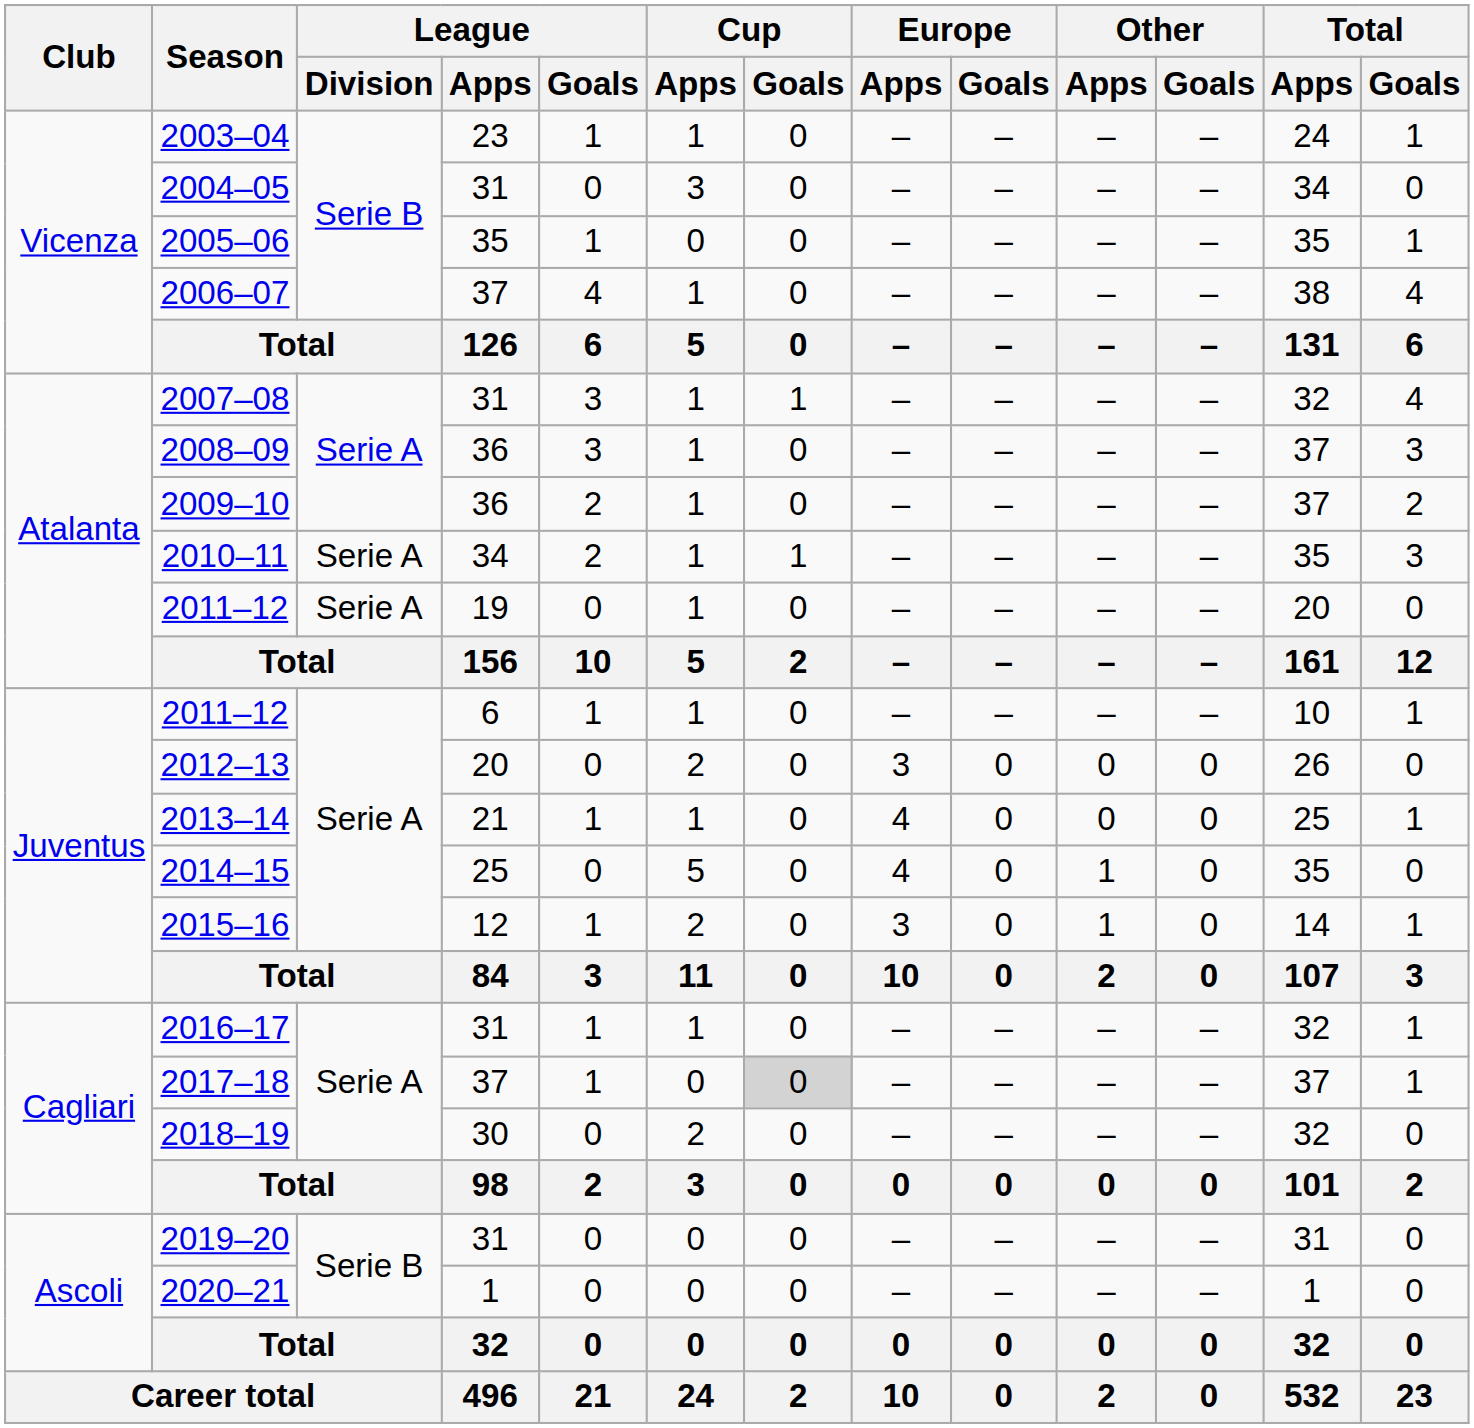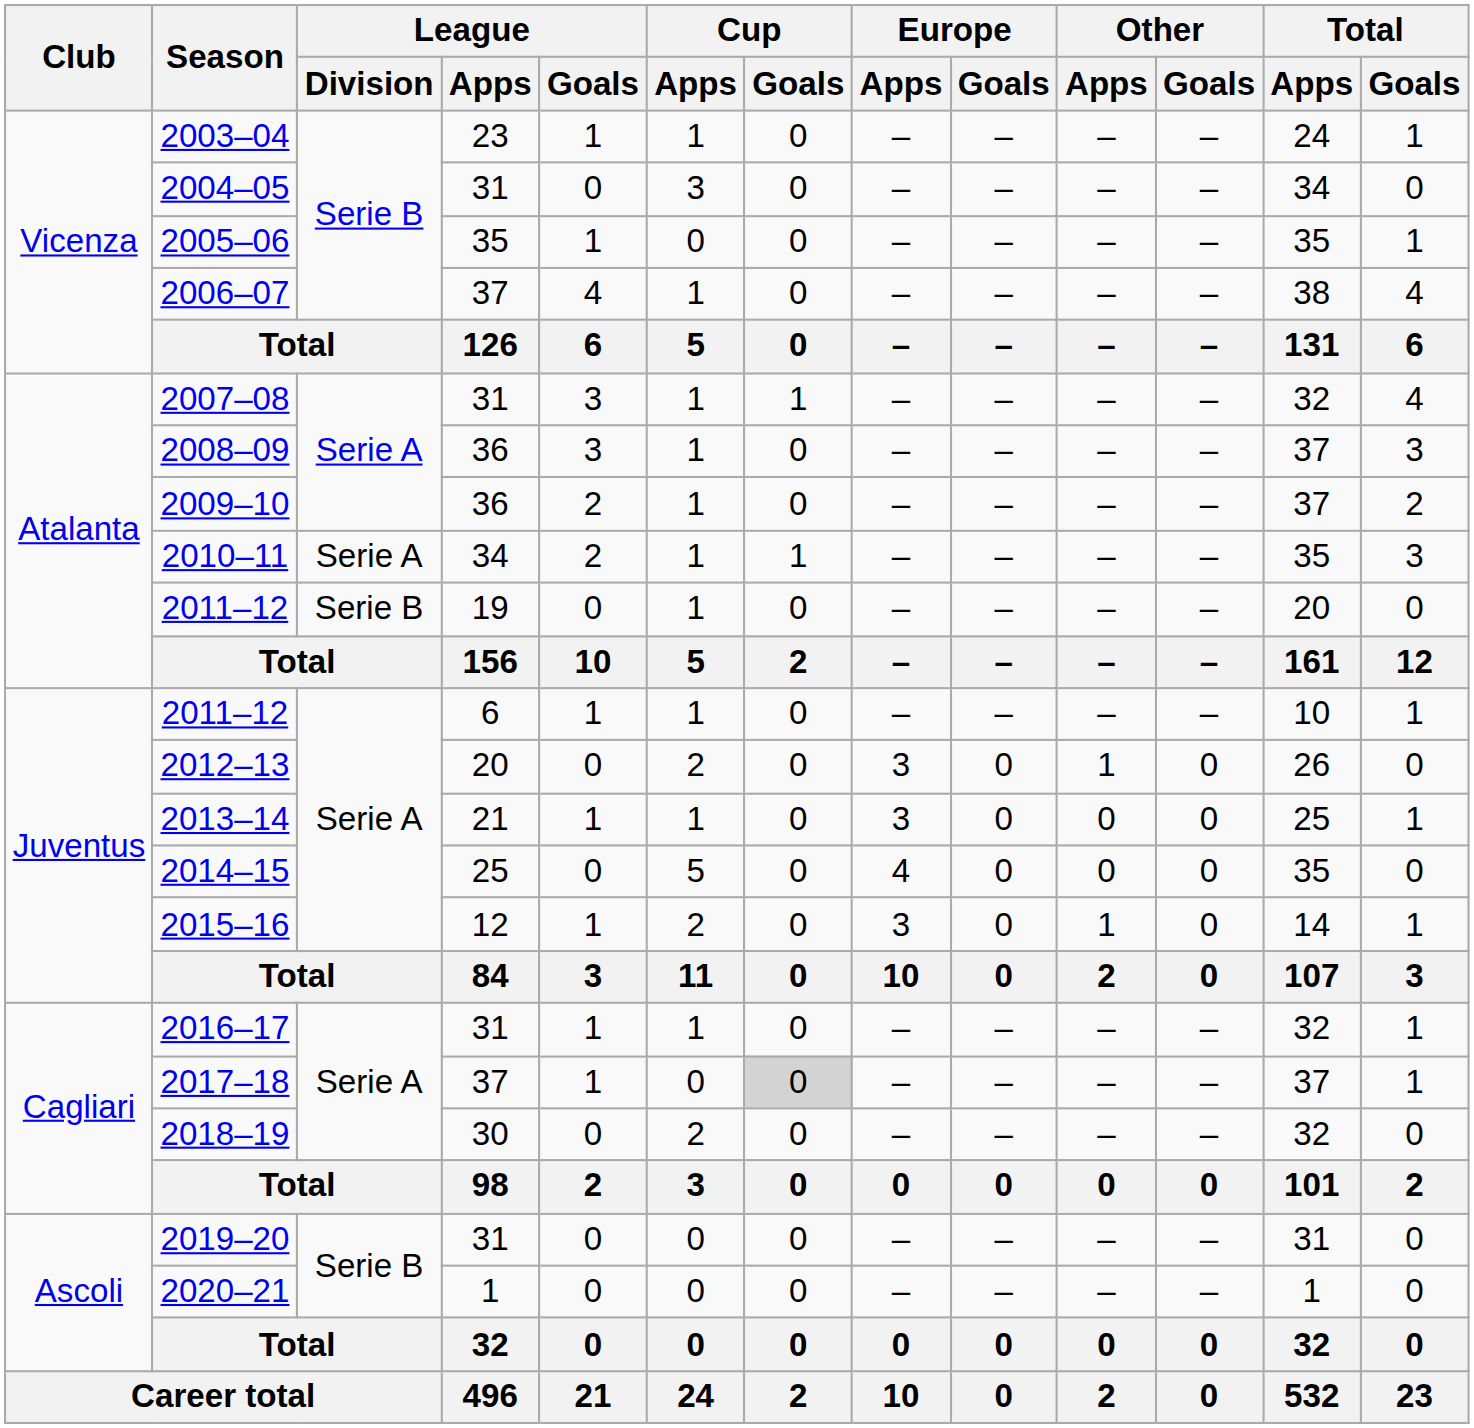(369, 608) Serie A -> (369, 608) Serie B
(1106, 766) 0 -> (1106, 766) 1
(901, 818) 4 -> (901, 818) 3
(1106, 871) 1 -> (1106, 871) 0
